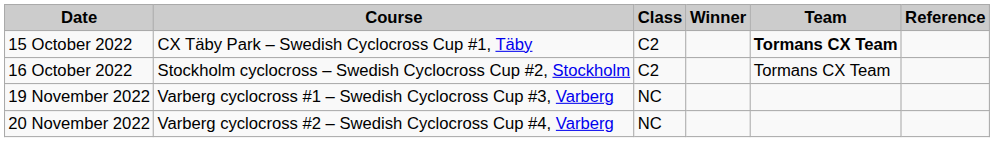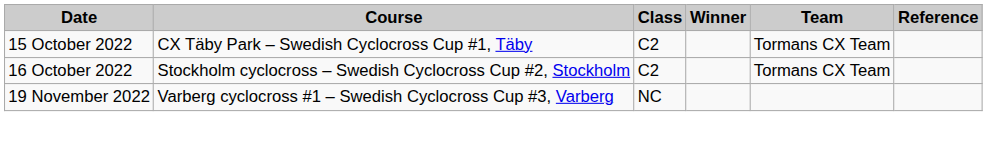(826, 44) bold -> (822, 44) normal
- row: (79, 123)
